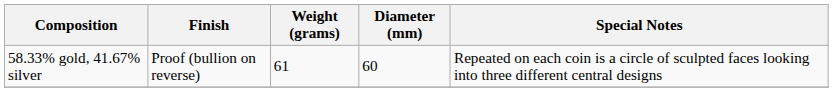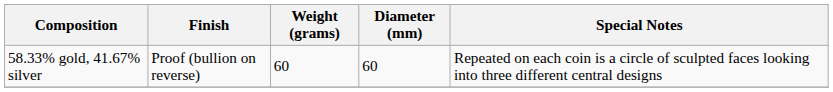(281, 66) 61 -> (281, 66) 60
